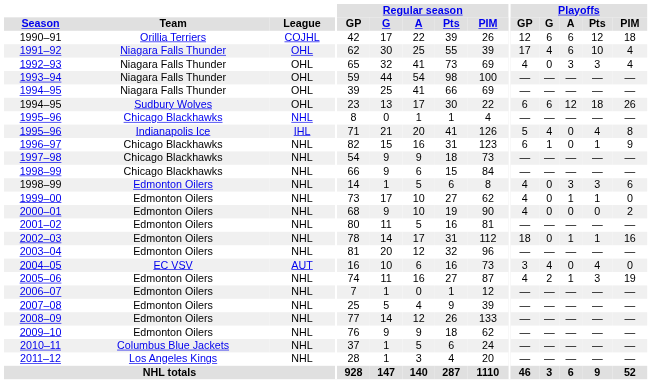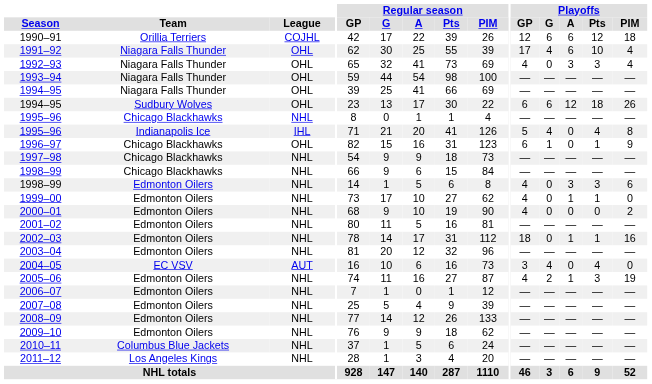(302, 144) NHL -> (302, 144) OHL
